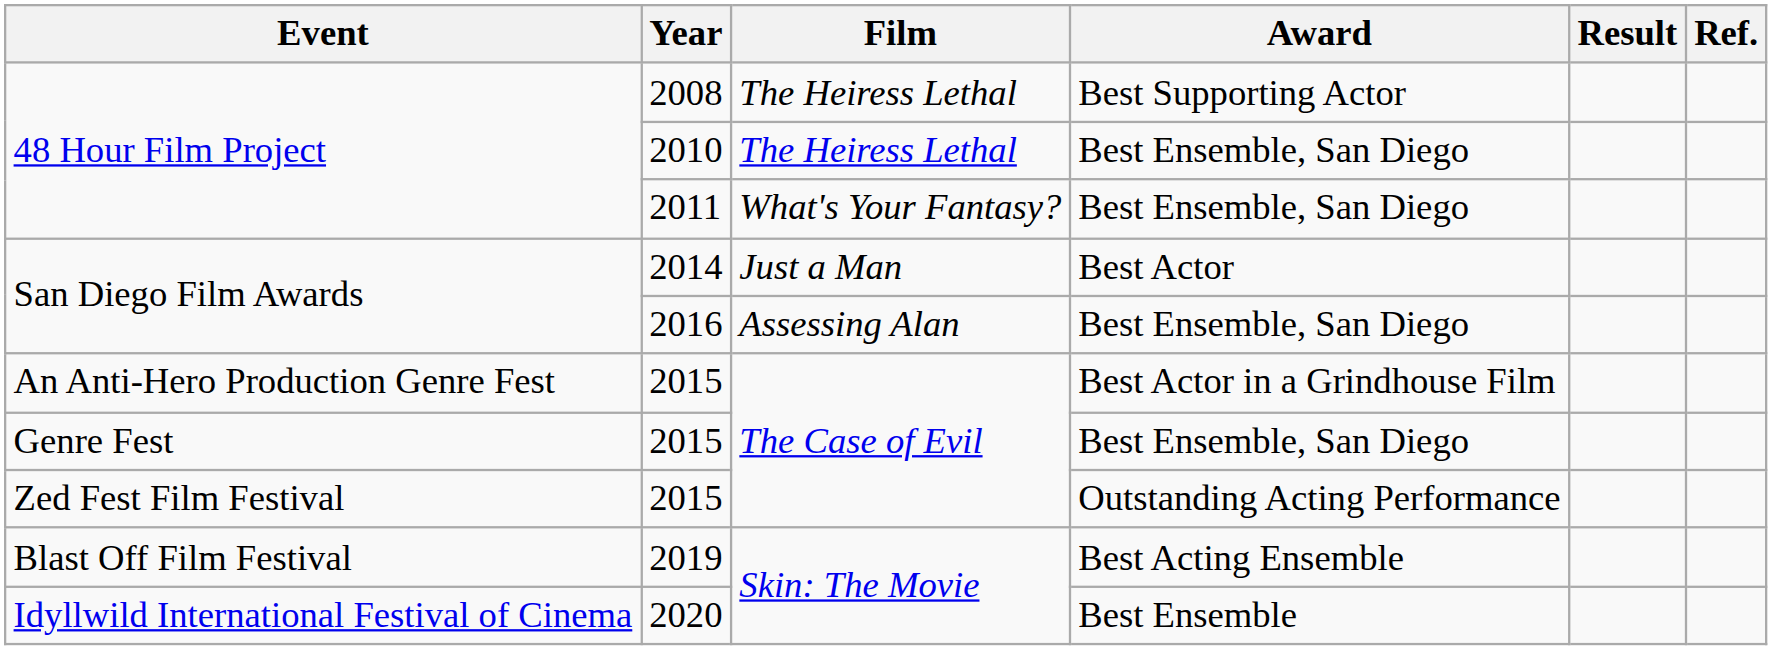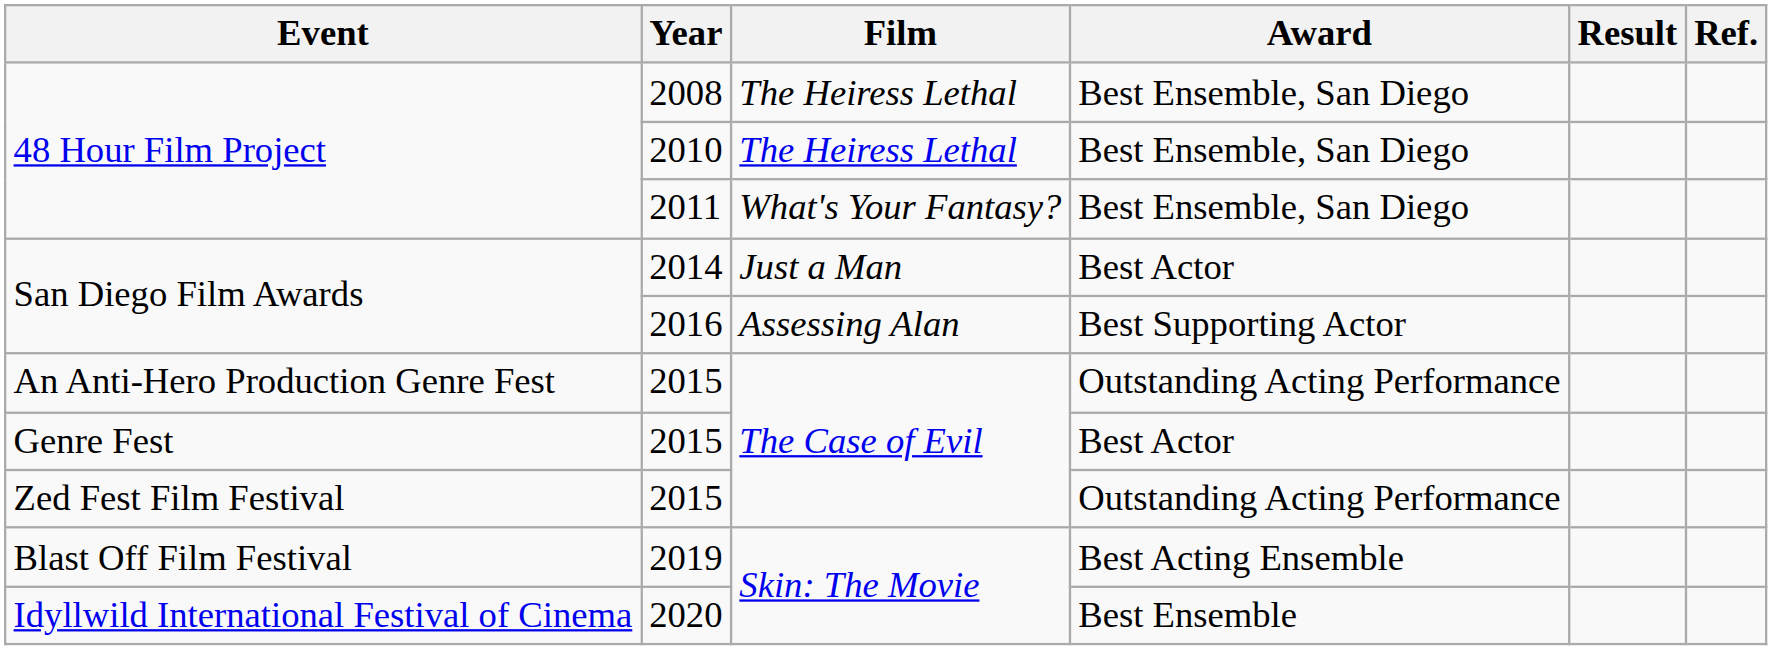(1242, 91) Best Supporting Actor -> (1274, 91) Best Ensemble, San Diego
(1274, 324) Best Ensemble, San Diego -> (1242, 324) Best Supporting Actor
(1317, 382) Best Actor in a Grindhouse Film -> (1319, 382) Outstanding Acting Performance
(1274, 440) Best Ensemble, San Diego -> (1156, 440) Best Actor
